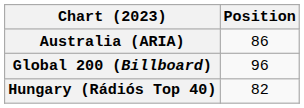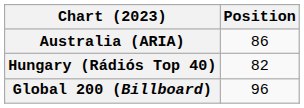rows swapped: (112, 91) <-> (112, 66)
